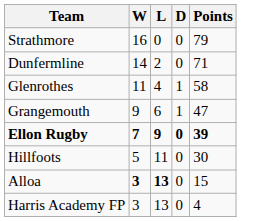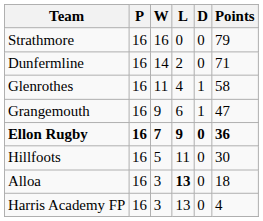+ column: (140, 16)
(201, 134) 39 -> (222, 134) 36
(136, 181) bold -> (158, 181) normal
(201, 181) 15 -> (222, 181) 18
